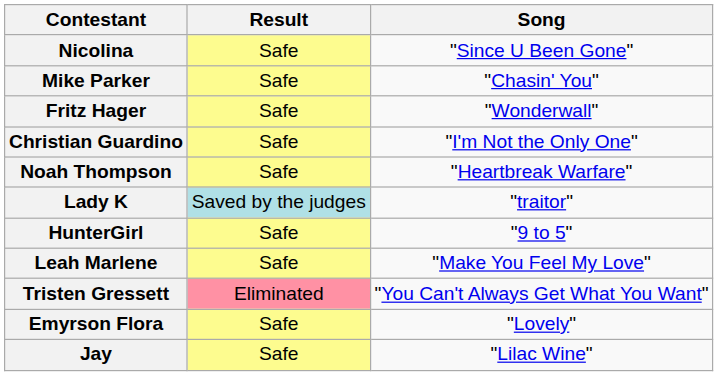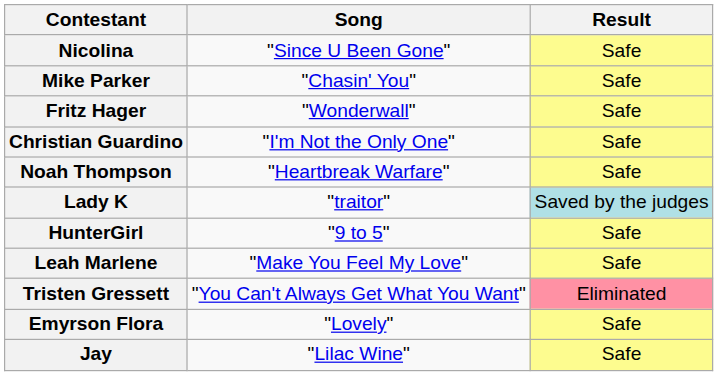columns swapped: (542, 19) <-> (279, 19)
